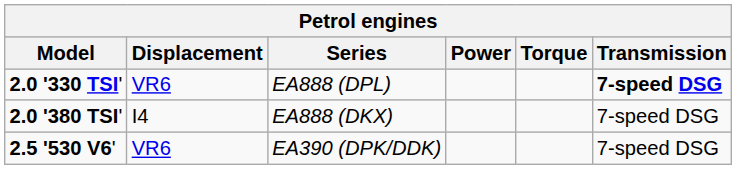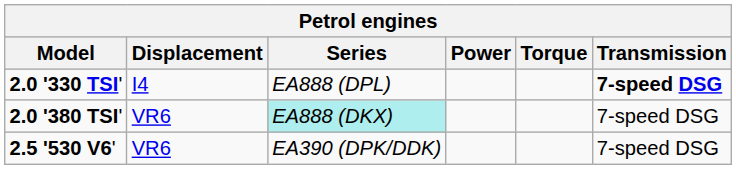(151, 85) VR6 -> (140, 85) I4
(140, 117) I4 -> (151, 117) VR6
(333, 117) no background -> (333, 117) paleturquoise background
